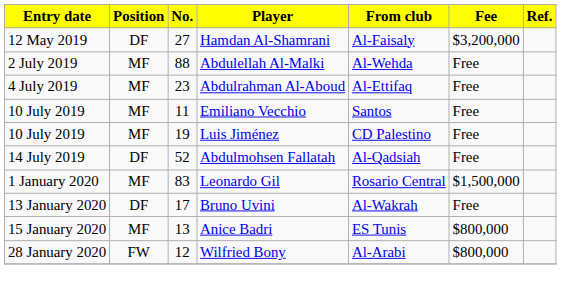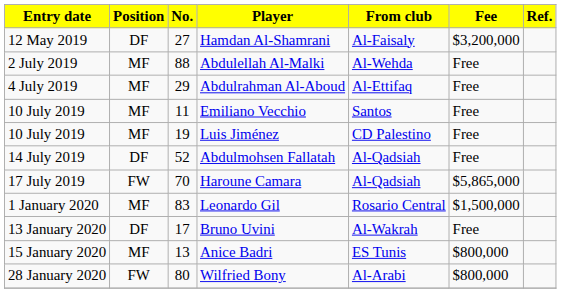(182, 87) 23 -> (182, 87) 29
+ row: (251, 181)
(182, 252) 12 -> (182, 275) 80
